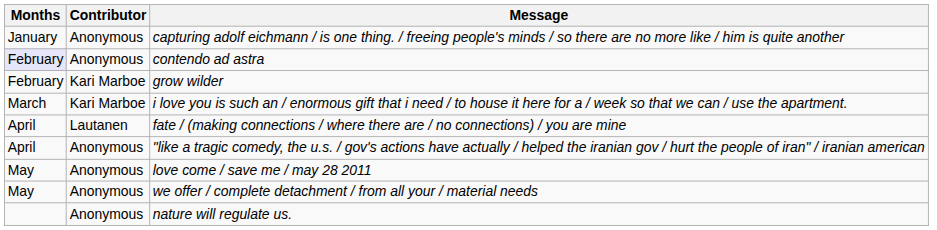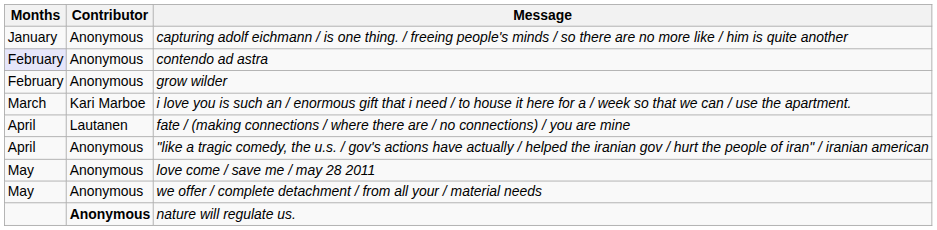(108, 81) Kari Marboe -> (107, 81) Anonymous
(107, 214) normal -> (110, 214) bold
